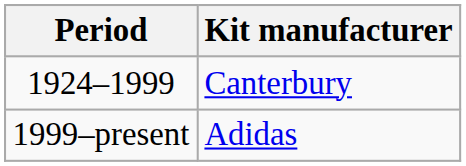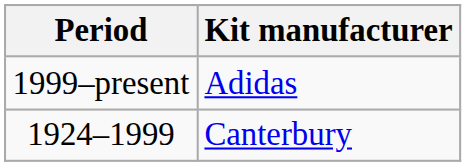rows swapped: (101, 82) <-> (101, 134)
